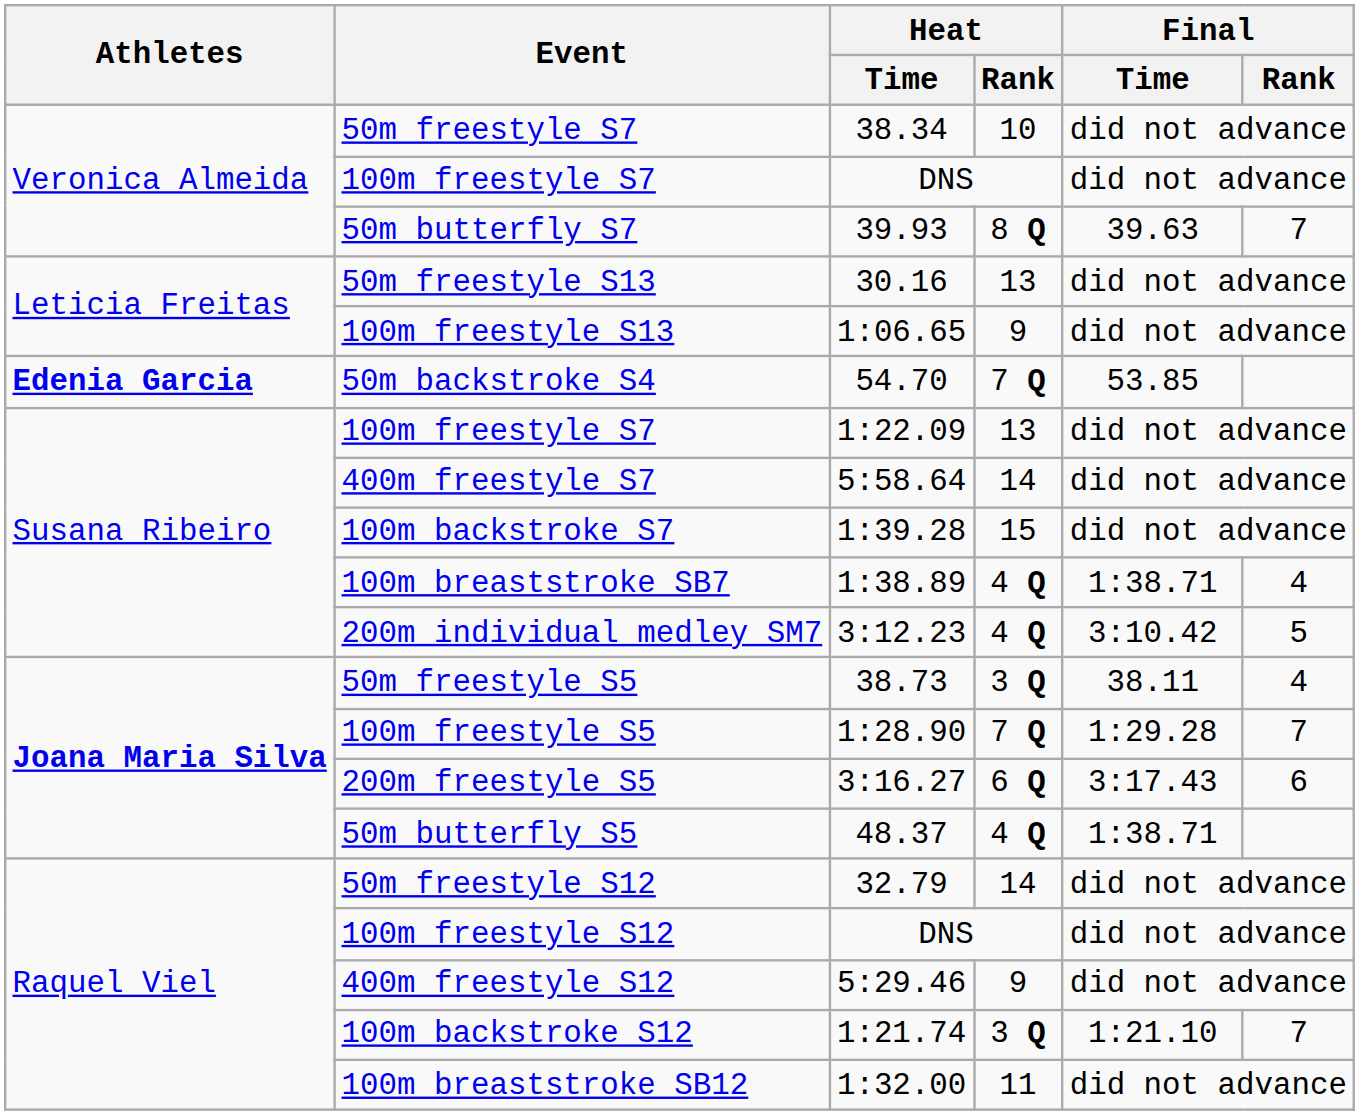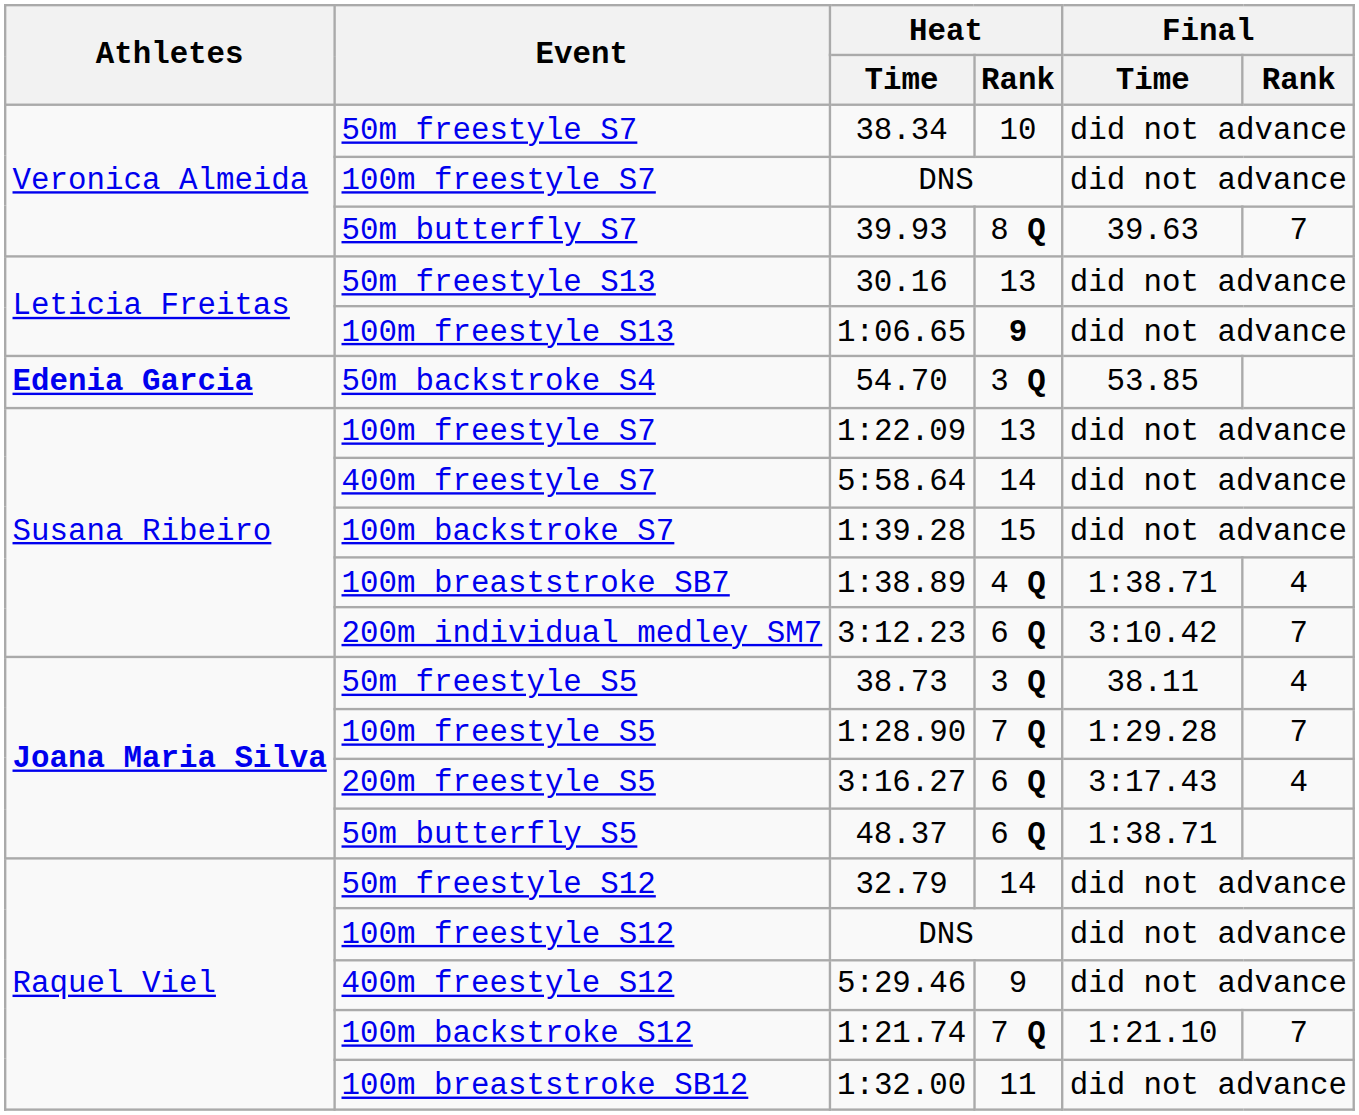(1018, 332) normal -> (1018, 332) bold
(1018, 382) 7 Q -> (1018, 382) 3 Q
(1018, 633) 4 Q -> (1018, 633) 6 Q
(1299, 633) 5 -> (1299, 633) 7
(1299, 784) 6 -> (1299, 784) 4
(1018, 834) 4 Q -> (1018, 834) 6 Q
(1018, 1035) 3 Q -> (1018, 1035) 7 Q
